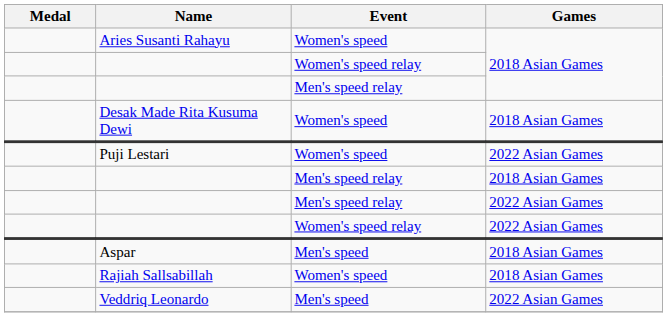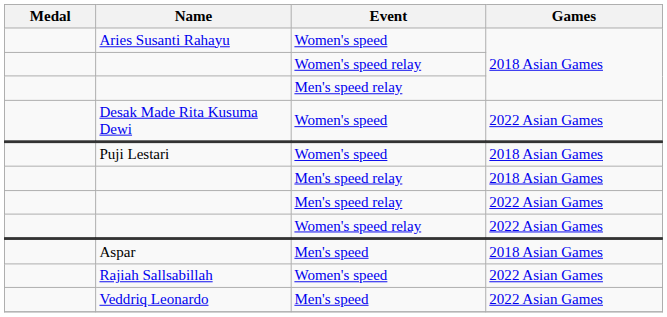(546, 120) 2018 Asian Games -> (546, 120) 2022 Asian Games
(546, 154) 2022 Asian Games -> (546, 154) 2018 Asian Games
(546, 275) 2018 Asian Games -> (546, 275) 2022 Asian Games
